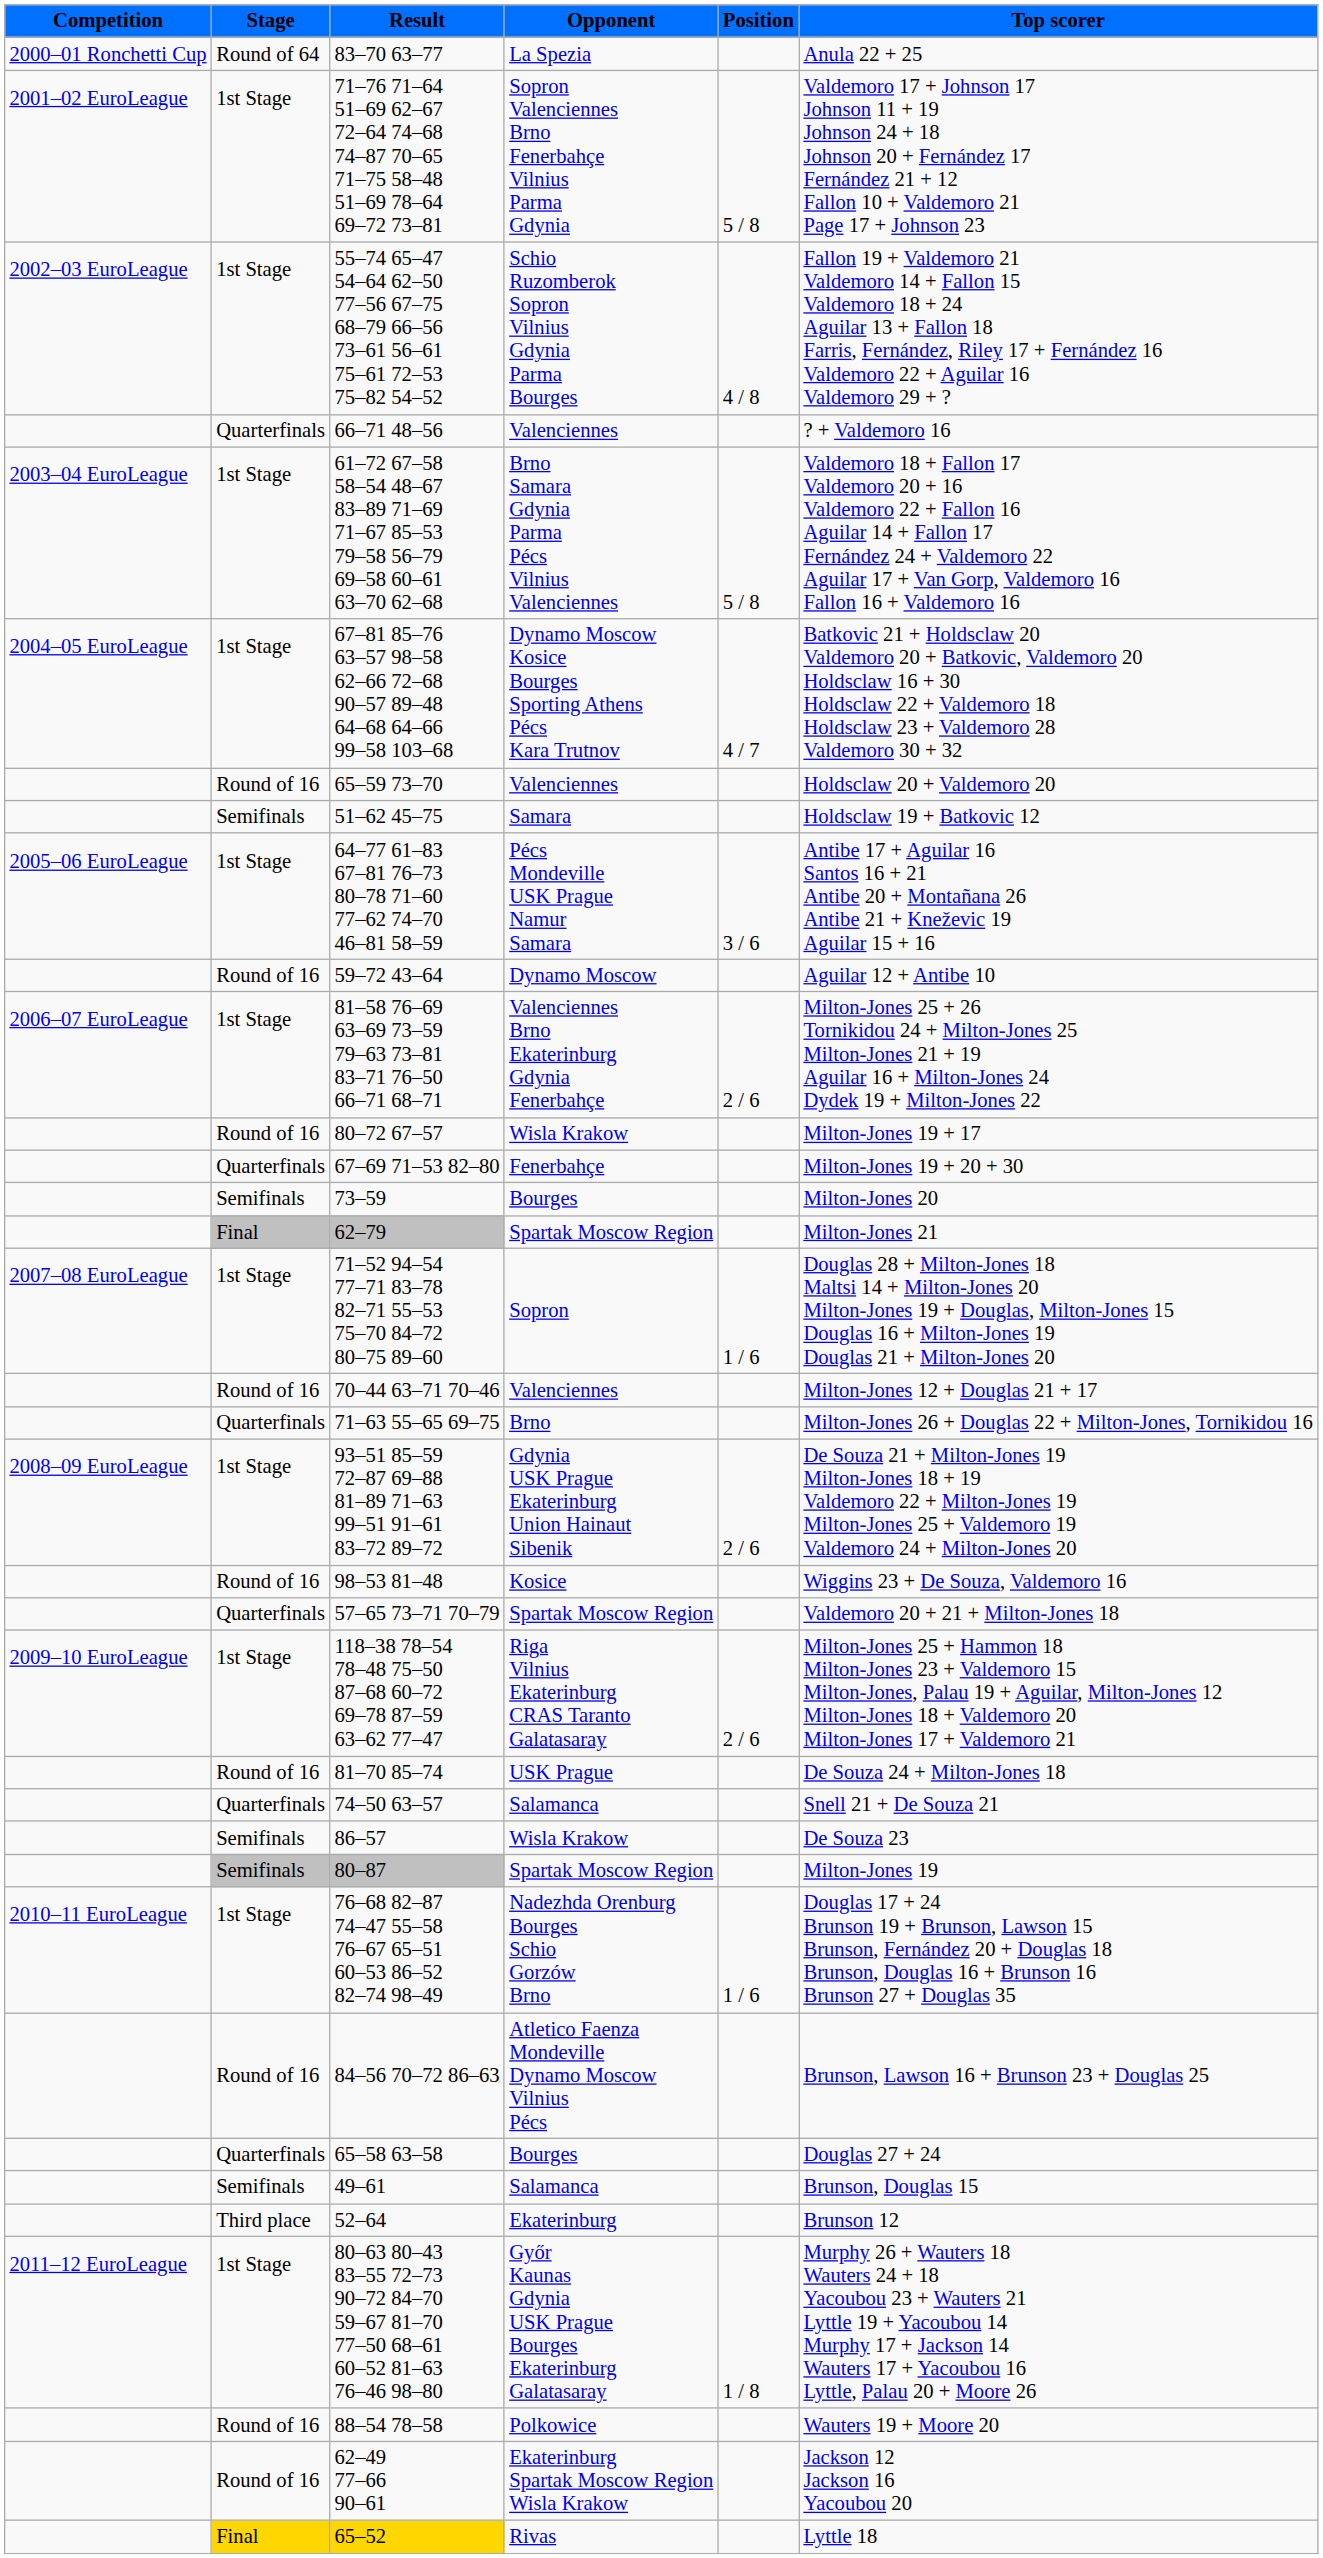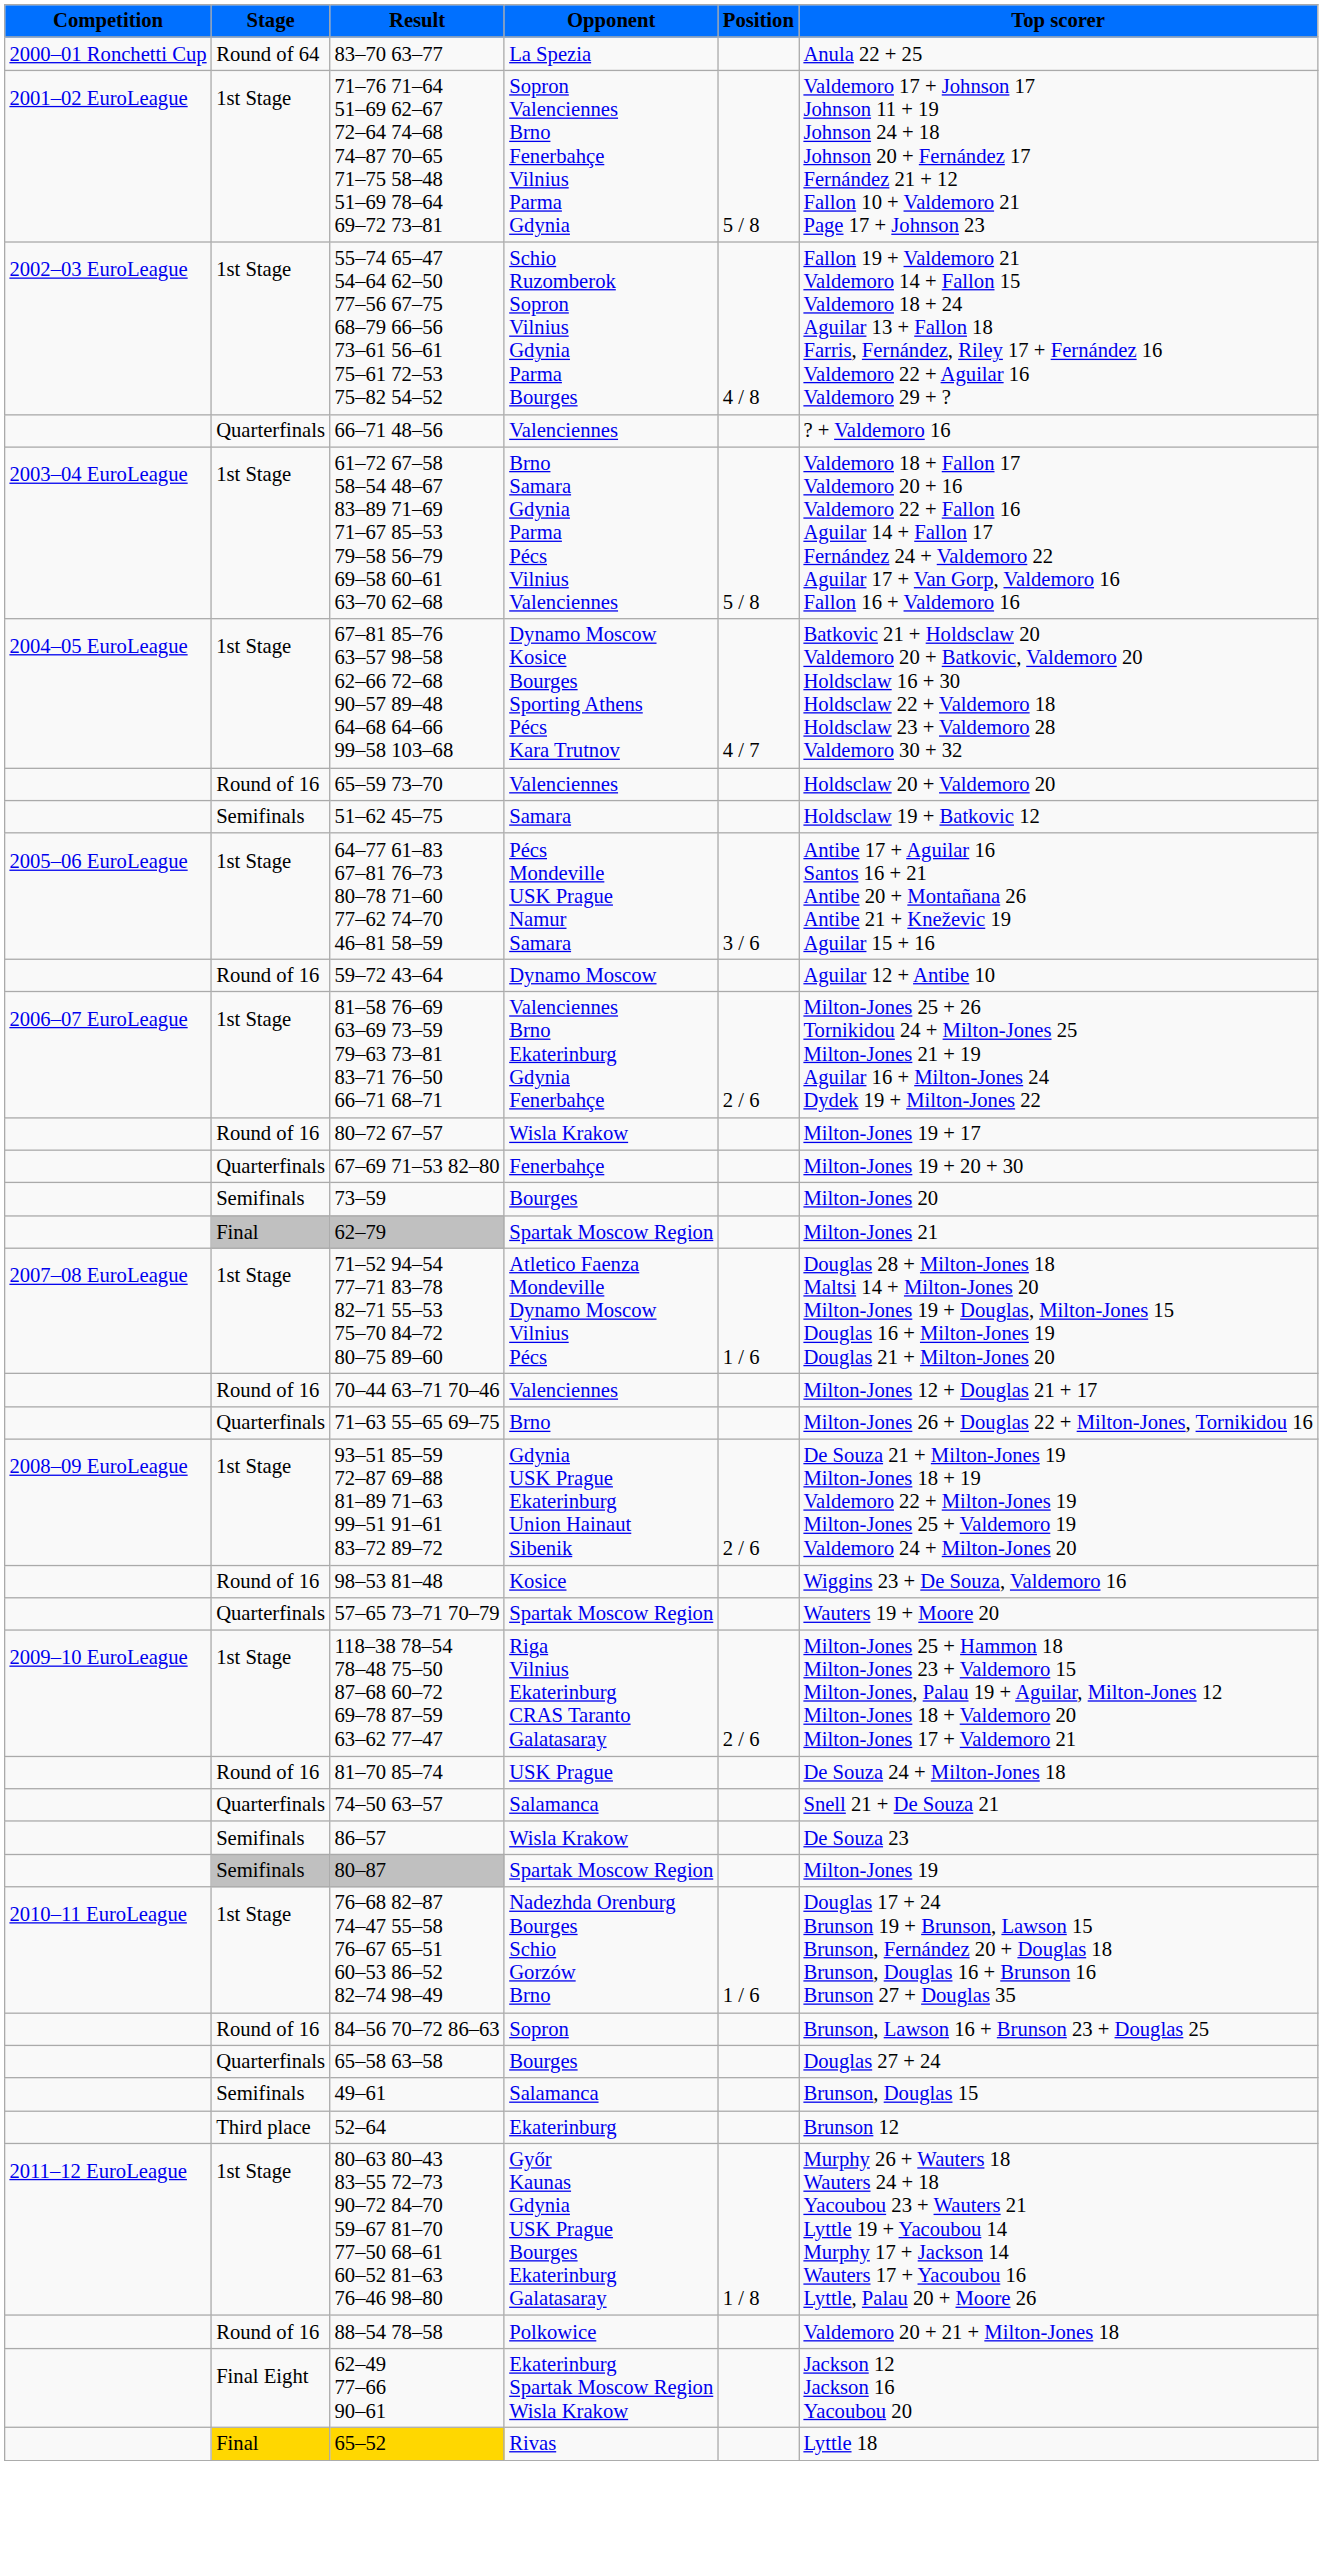(539, 1310) Sopron -> (583, 1310) Atletico Faenza Mondeville Dynamo Moscow Vilnius Pécs
(961, 1613) Valdemoro 20 + 21 + Milton-Jones 18 -> (901, 1613) Wauters 19 + Moore 20
(583, 2075) Atletico Faenza Mondeville Dynamo Moscow Vilnius Pécs -> (539, 2028) Sopron
(901, 2424) Wauters 19 + Moore 20 -> (961, 2331) Valdemoro 20 + 21 + Milton-Jones 18
(268, 2480) Round of 16 -> (262, 2376) Final Eight
